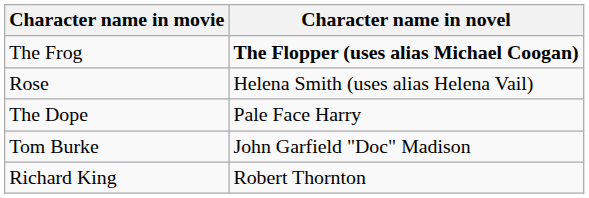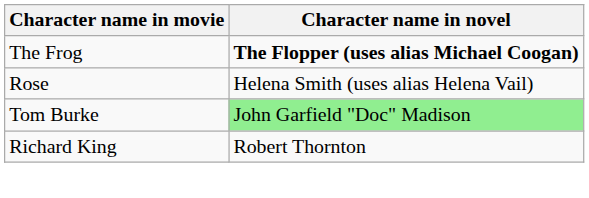- row: (49, 114)
(352, 146) no background -> (352, 114) lightgreen background
